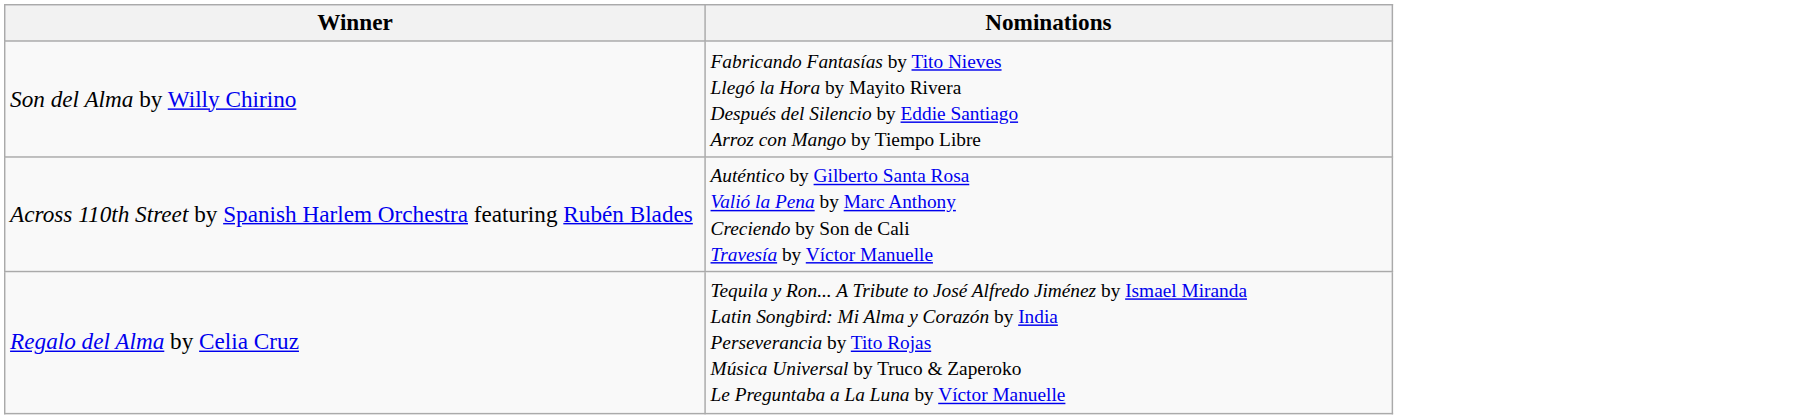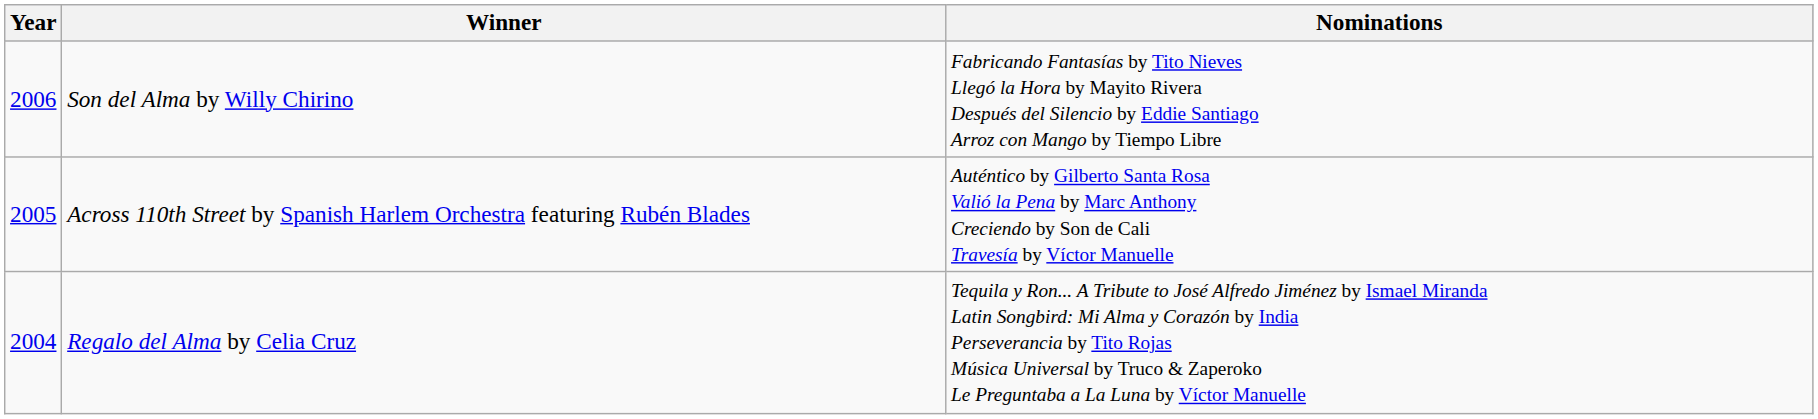+ column: (33, 22)
